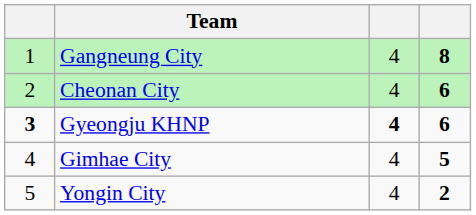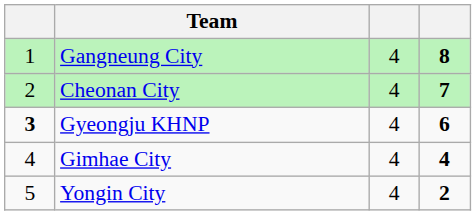(445, 90) 6 -> (445, 90) 7
(394, 124) bold -> (394, 124) normal
(445, 158) 5 -> (445, 158) 4
